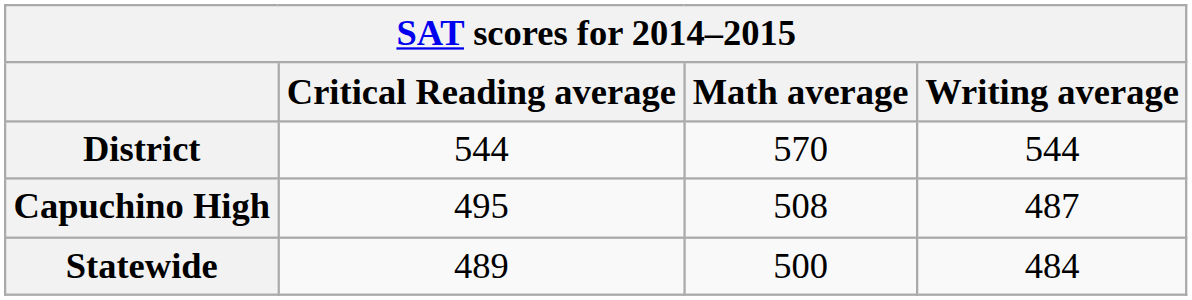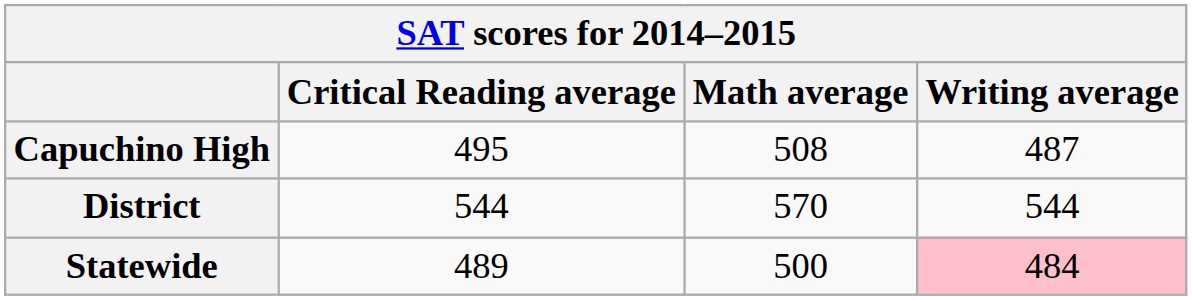rows swapped: (142, 206) <-> (142, 149)
(1052, 264) no background -> (1052, 264) pink background
